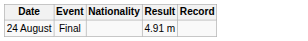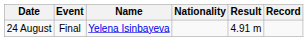+ column: (129, 12)
